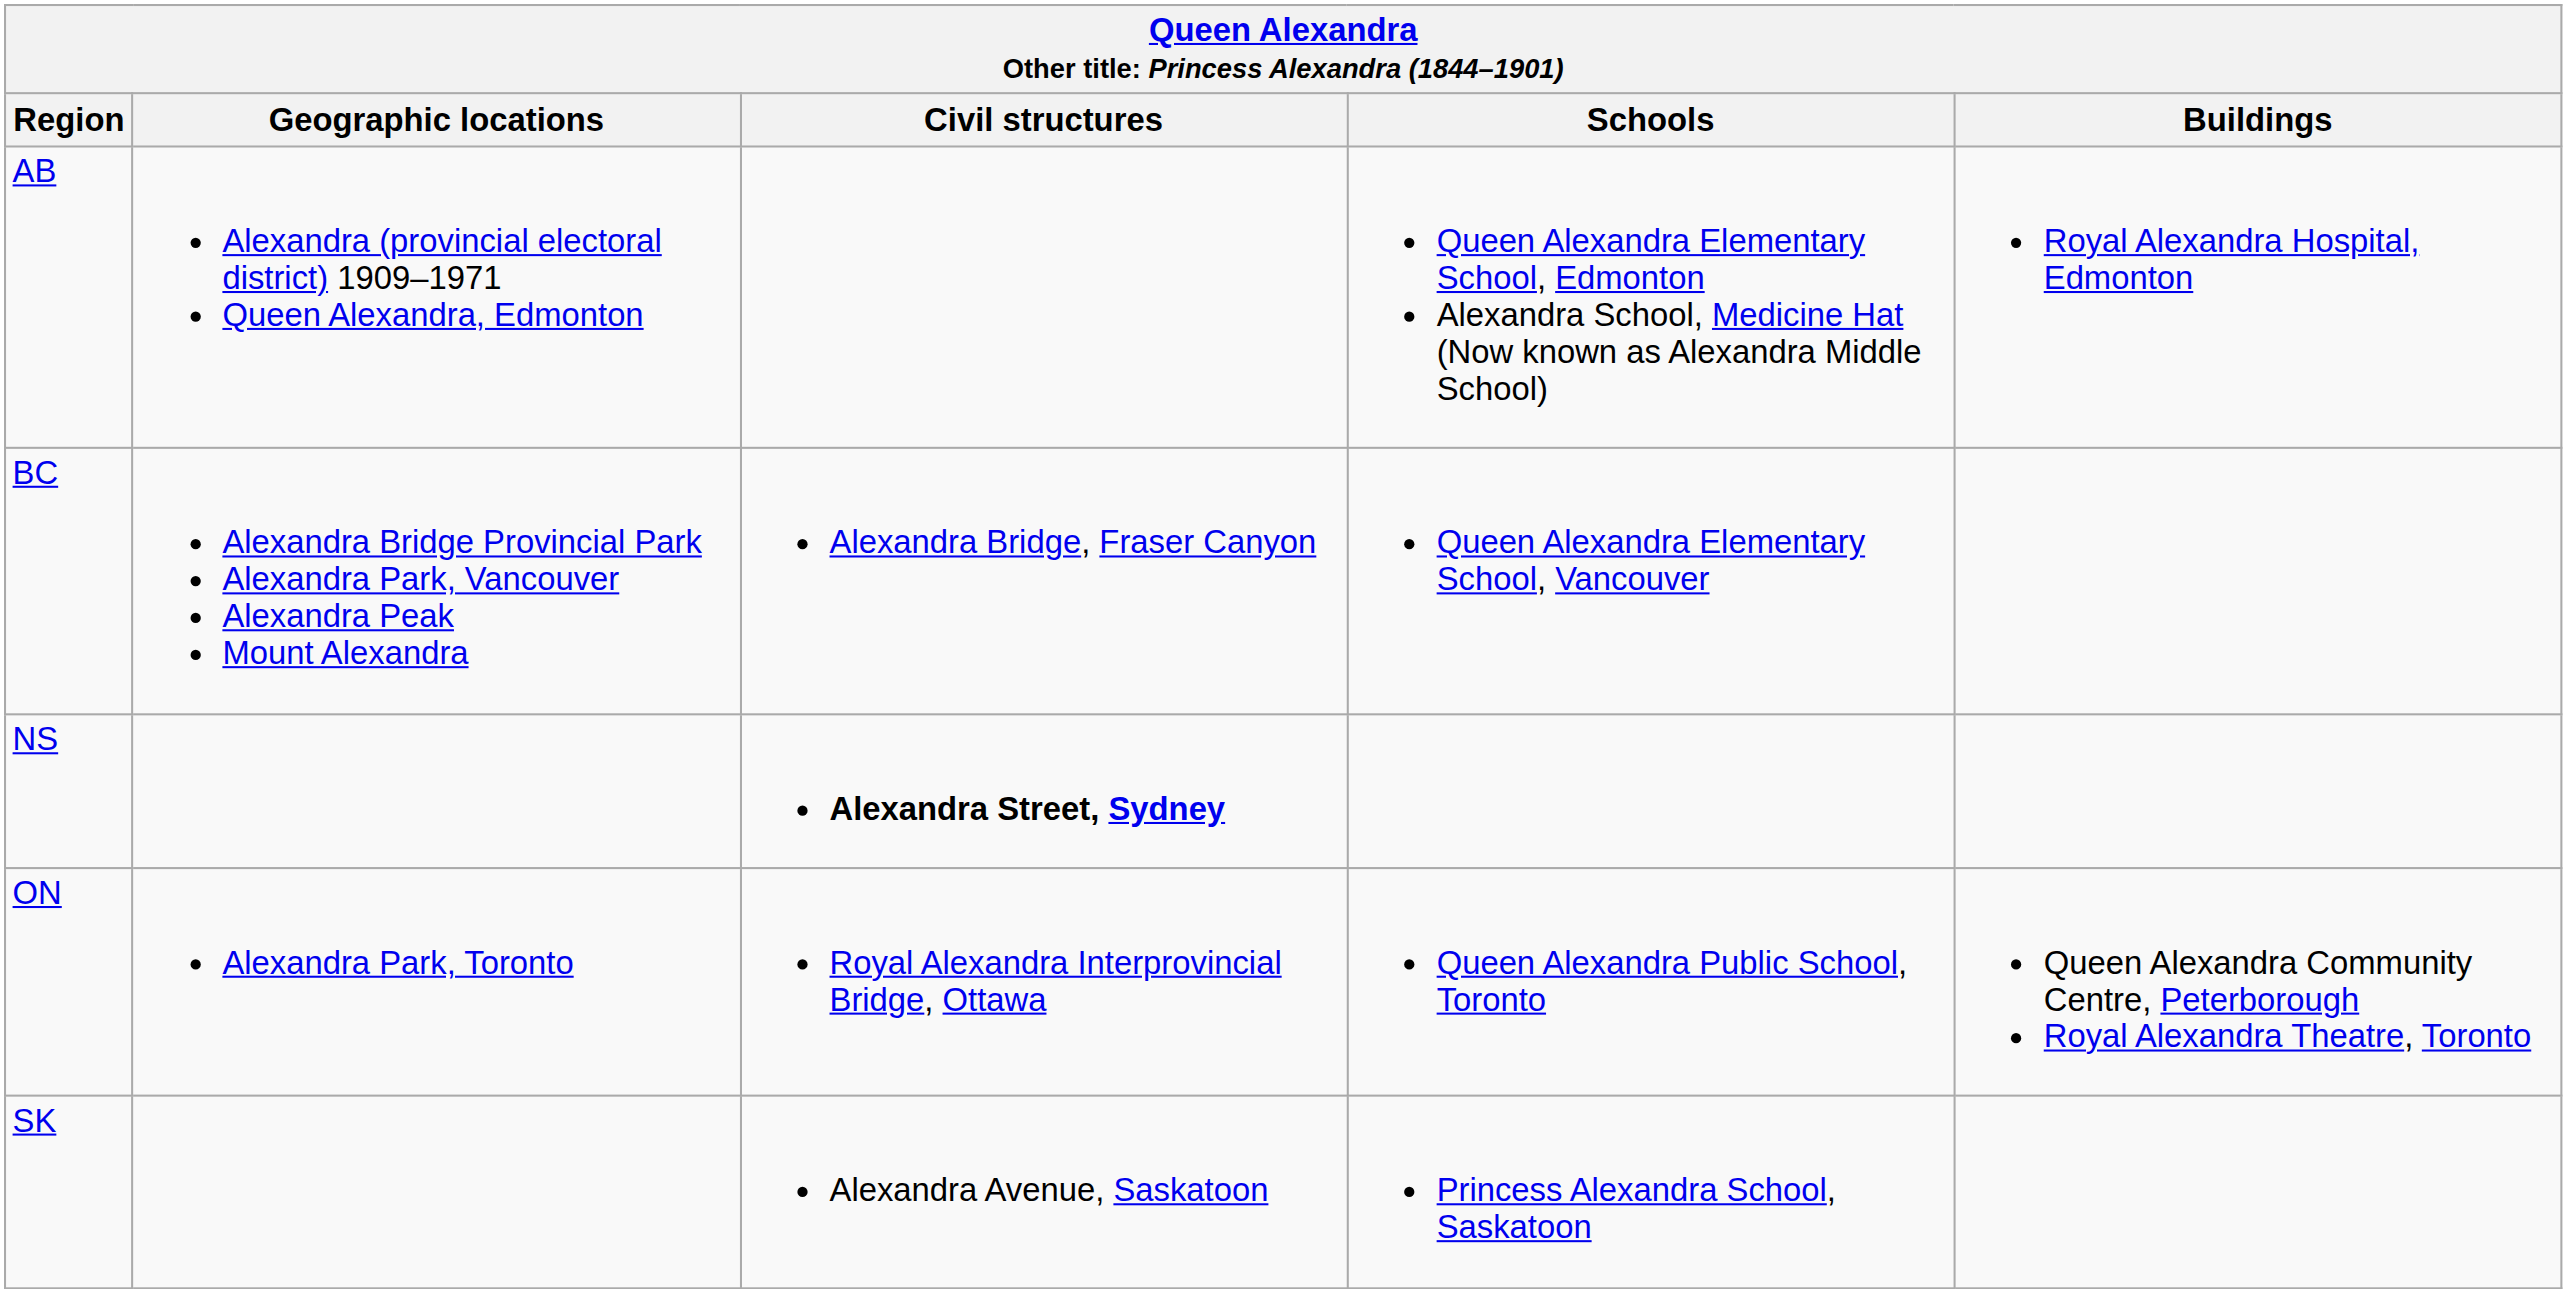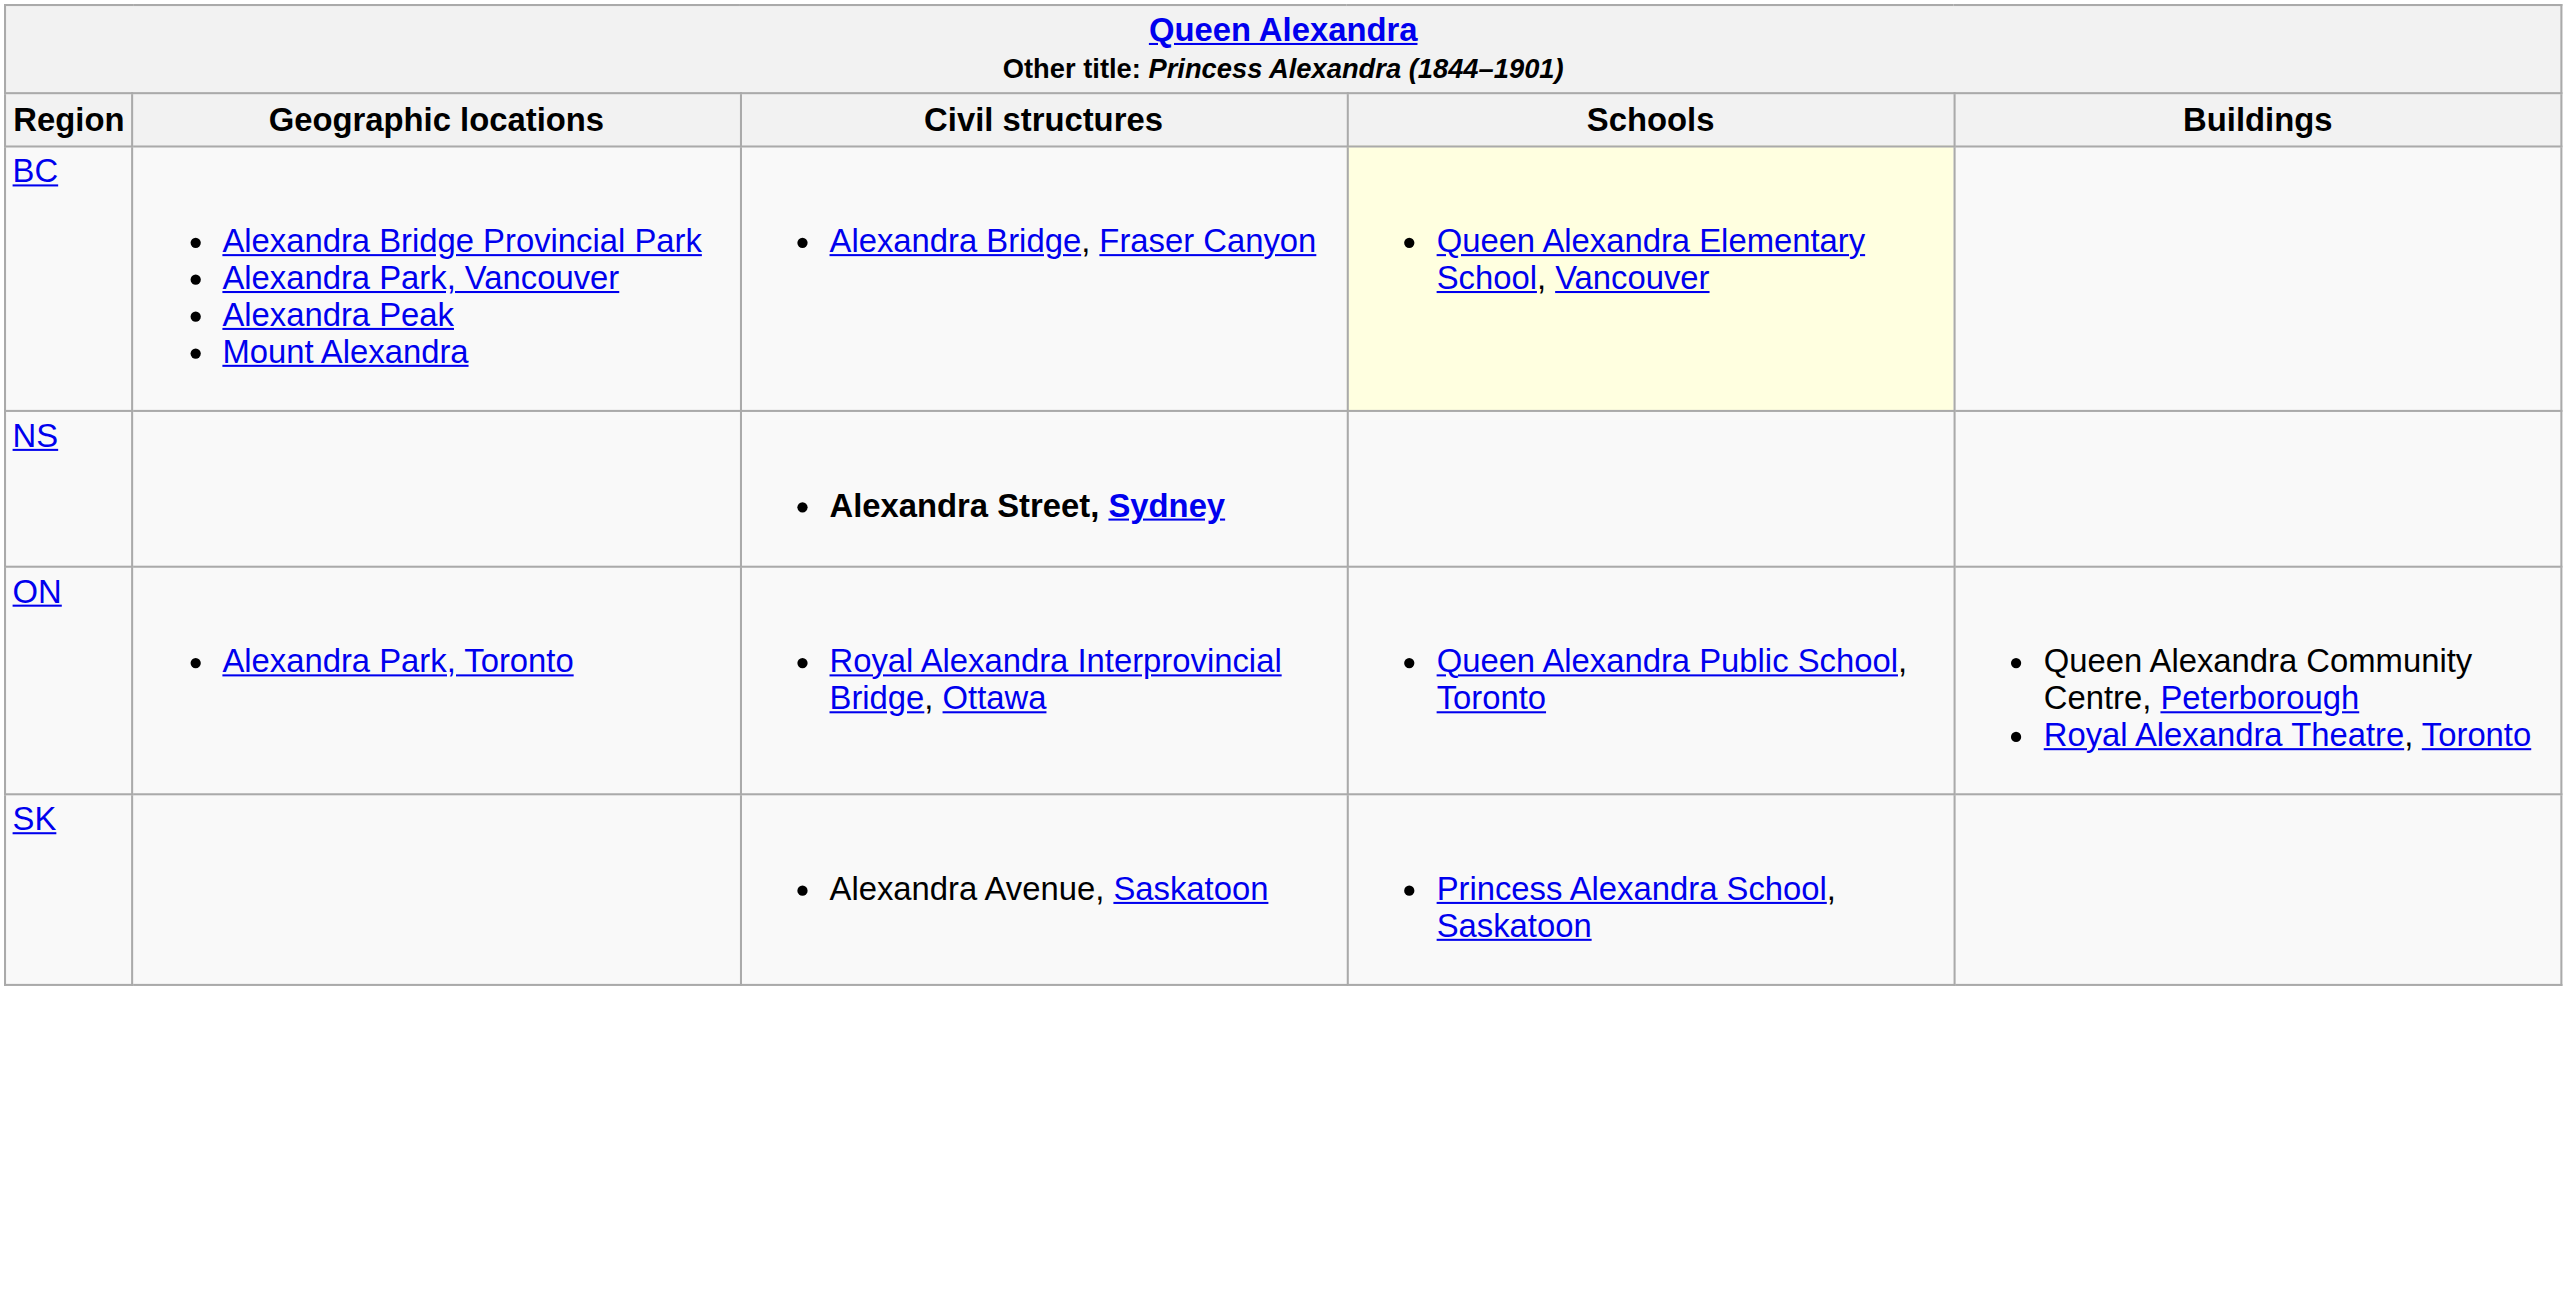- row: (34, 171)
(1651, 562) no background -> (1651, 260) lightyellow background
